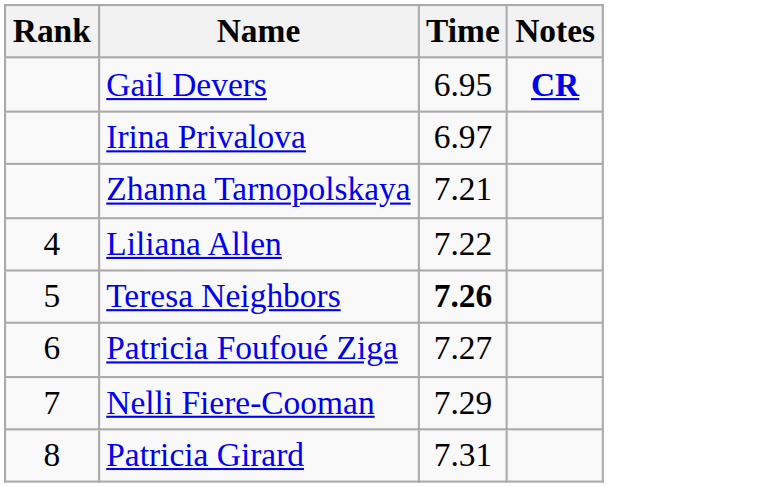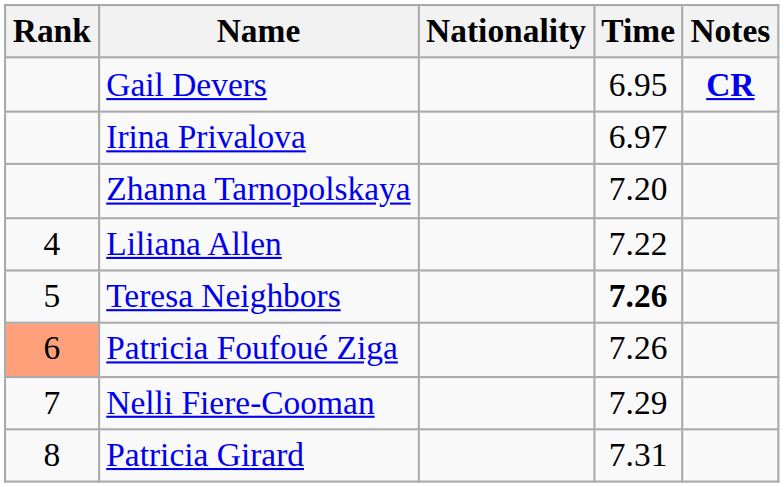+ column: (506, 31)
(463, 190) 7.21 -> (638, 190) 7.20
(52, 349) no background -> (52, 349) lightsalmon background
(463, 349) 7.27 -> (638, 349) 7.26
